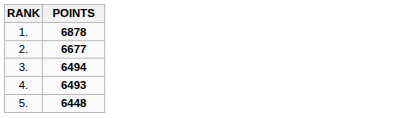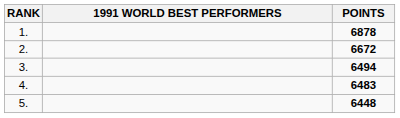+ column: (187, 14)
(74, 50) 6677 -> (363, 50) 6672
(74, 86) 6493 -> (363, 86) 6483
